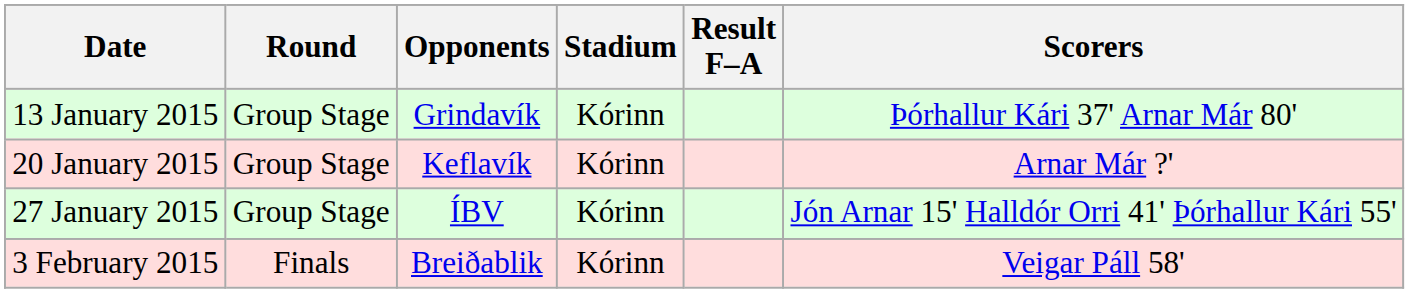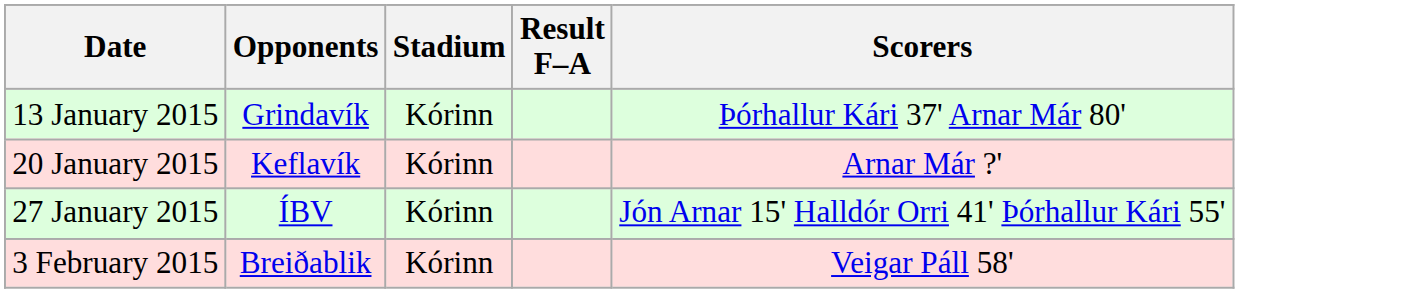- column: (311, 46)
